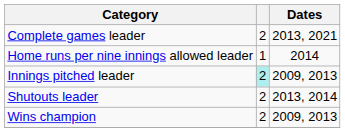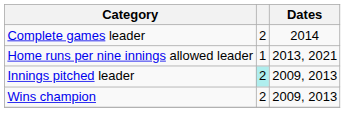(305, 35) 2013, 2021 -> (305, 35) 2014
(305, 55) 2014 -> (305, 55) 2013, 2021
- row: (53, 96)
